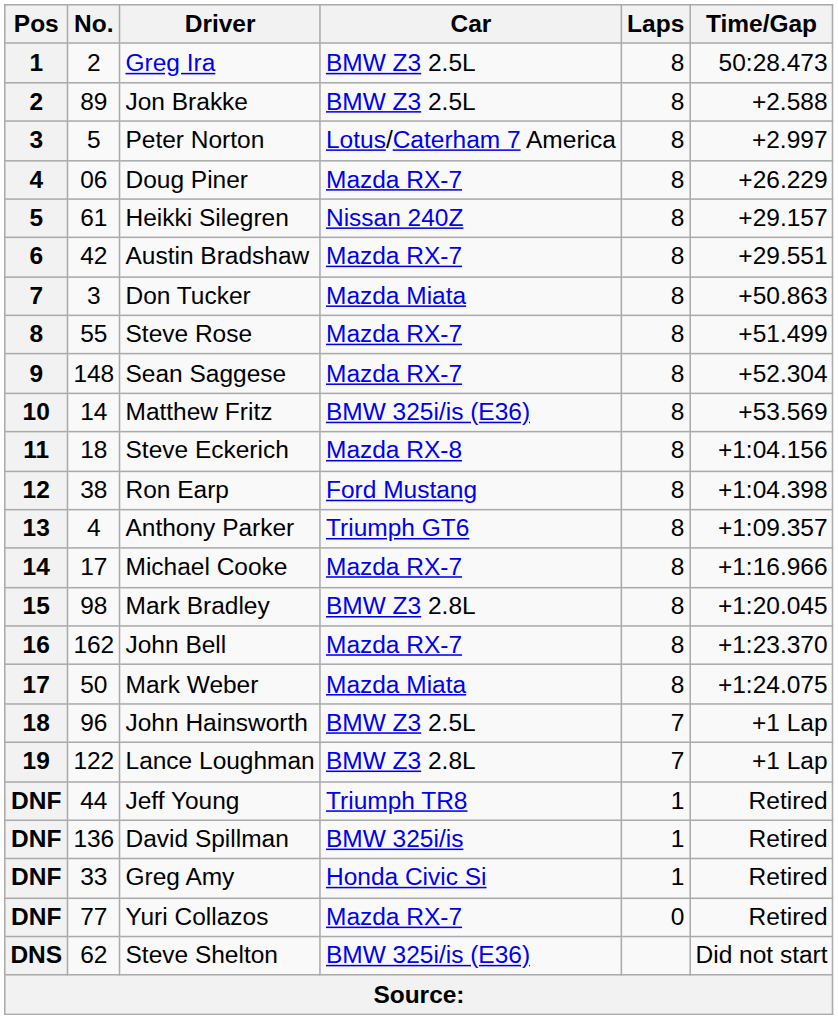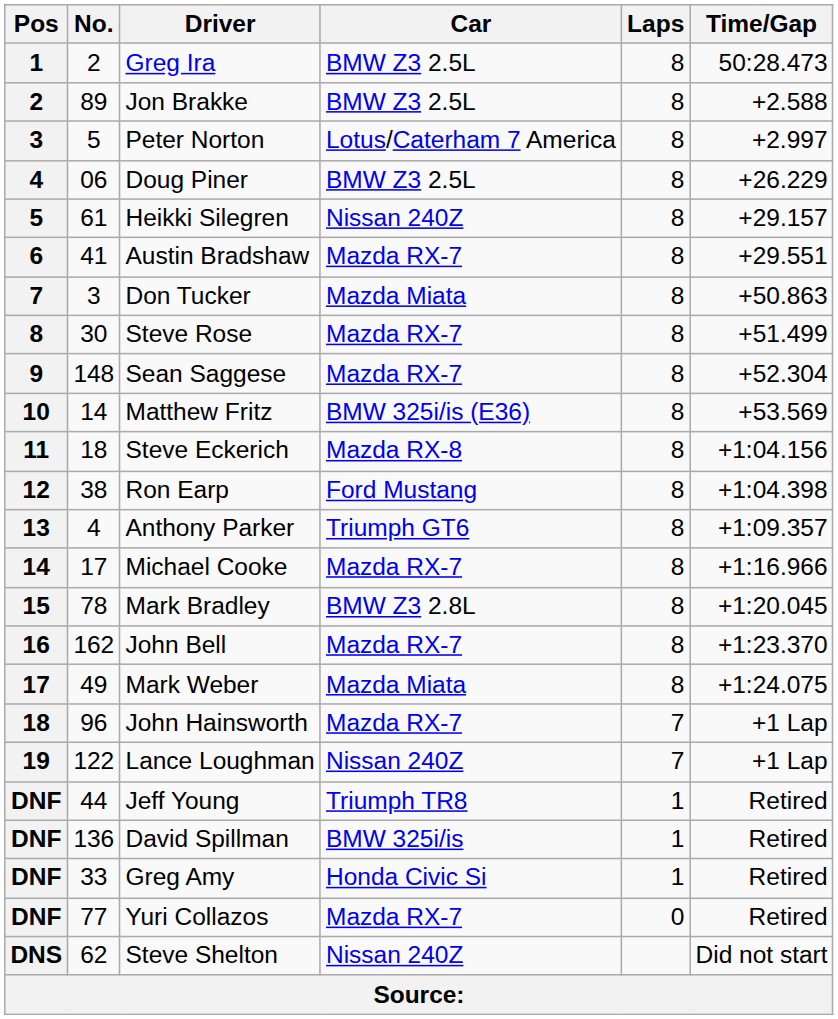(394, 179) Mazda RX-7 -> (401, 179) BMW Z3 2.5L
(94, 256) 42 -> (94, 256) 41
(94, 334) 55 -> (94, 334) 30
(94, 606) 98 -> (94, 606) 78
(94, 683) 50 -> (94, 683) 49
(401, 722) BMW Z3 2.5L -> (394, 722) Mazda RX-7
(401, 761) BMW Z3 2.8L -> (395, 761) Nissan 240Z
(428, 955) BMW 325i/is (E36) -> (395, 955) Nissan 240Z
